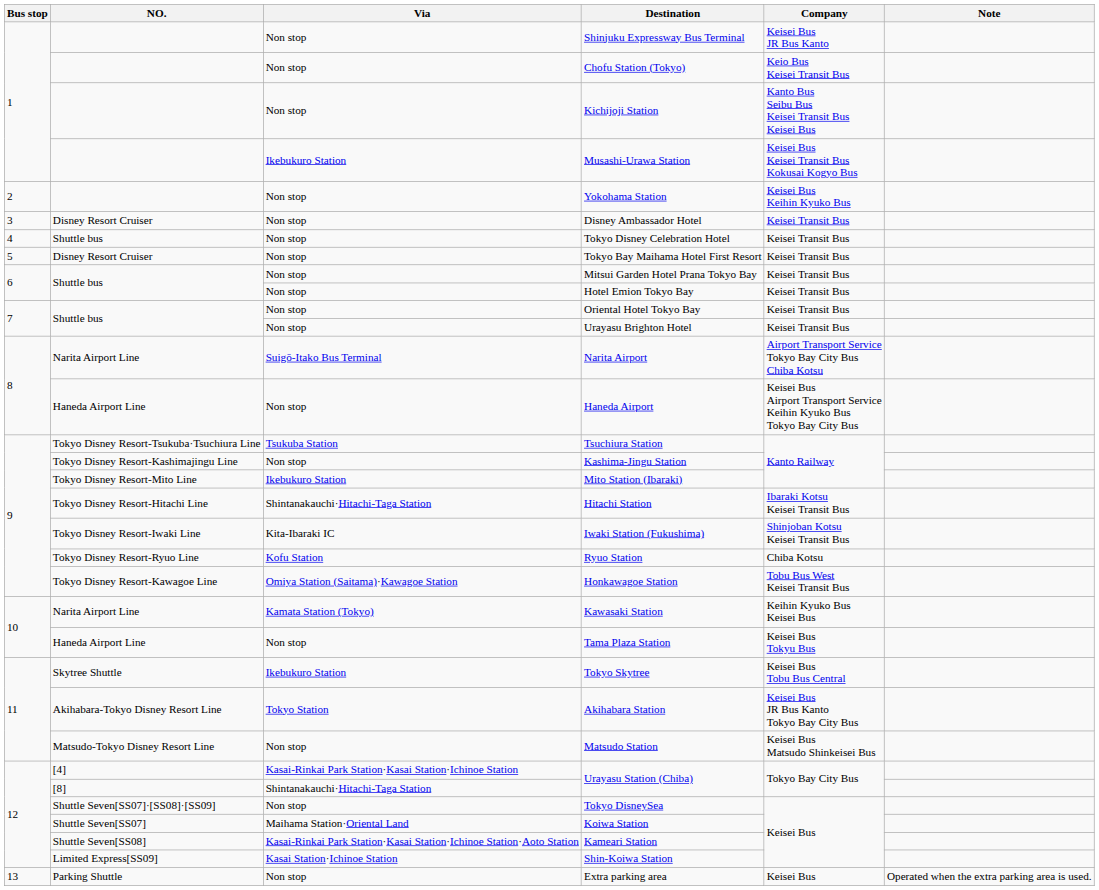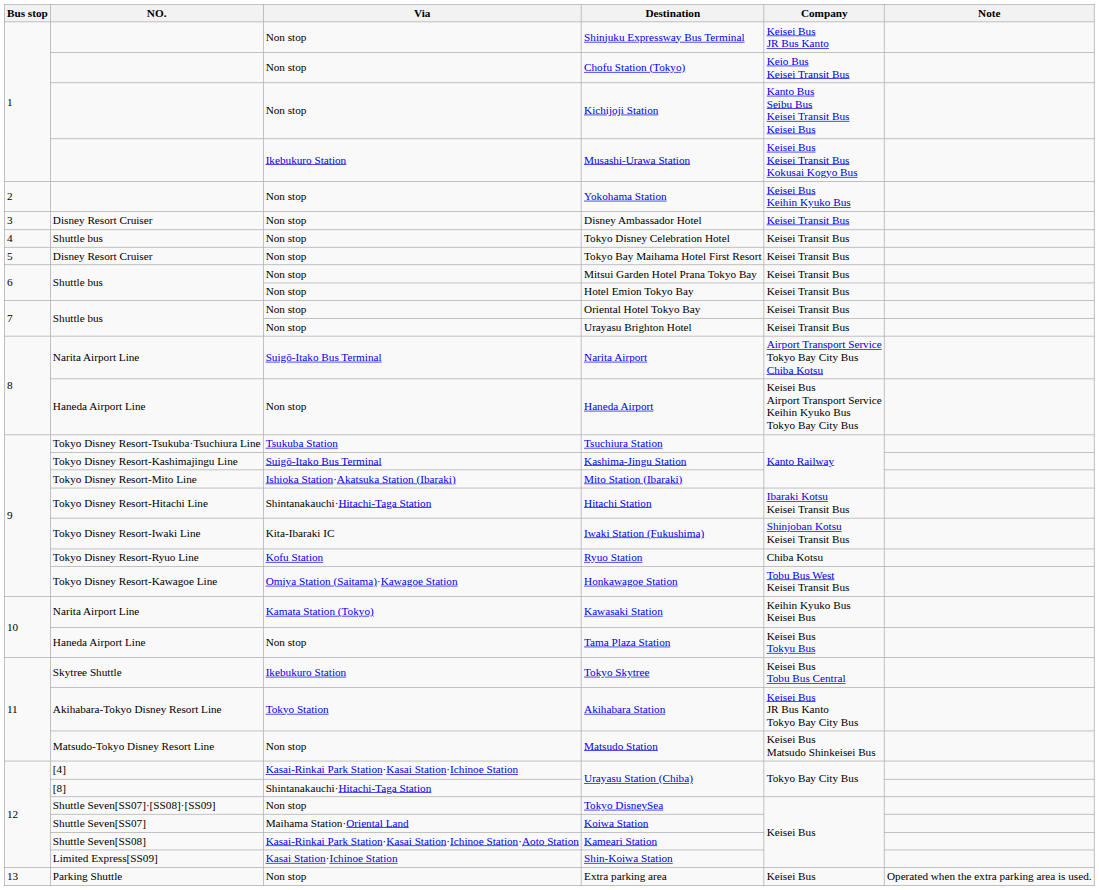(286, 461) Non stop -> (324, 461) Suigō-Itako Bus Terminal
(306, 479) Ikebukuro Station -> (361, 479) Ishioka Station·Akatsuka Station (Ibaraki)
